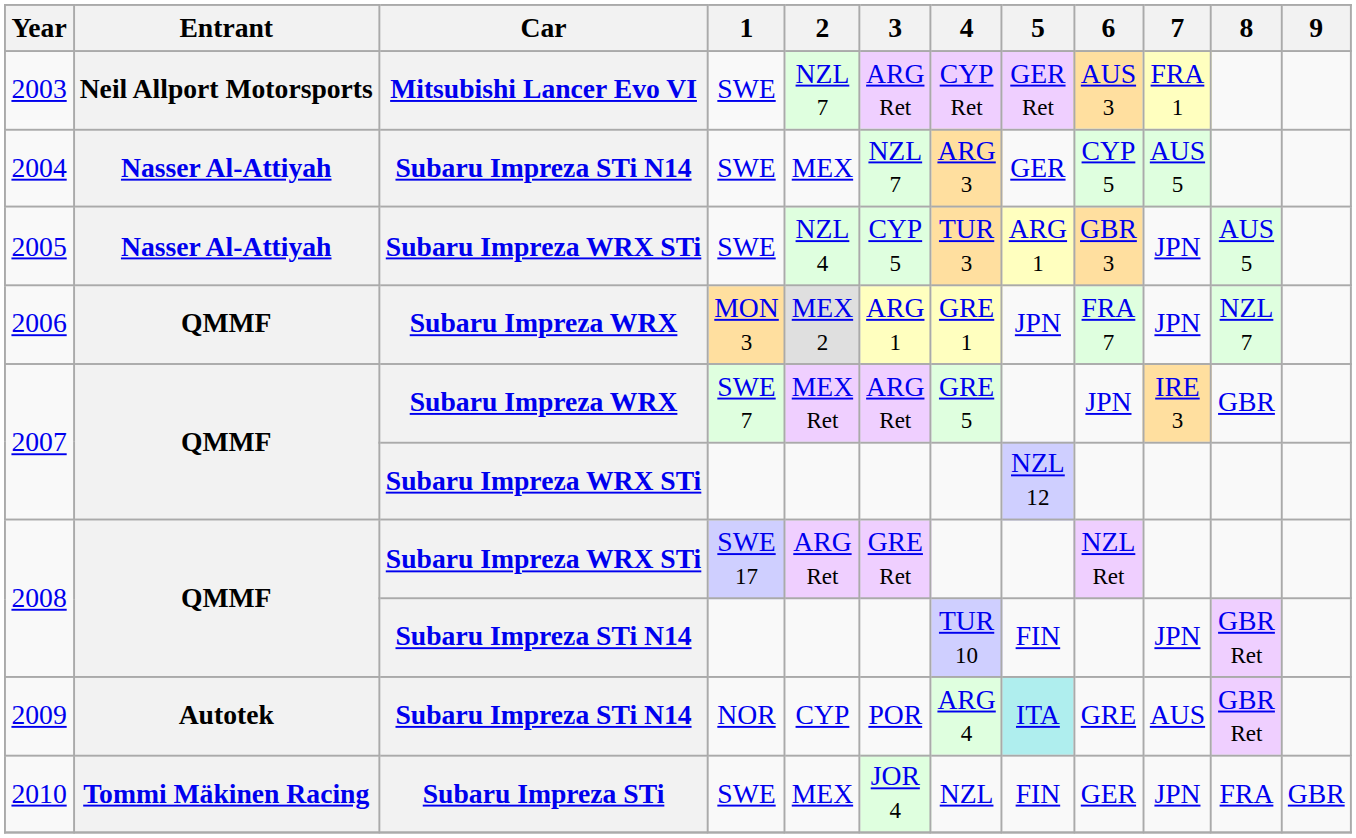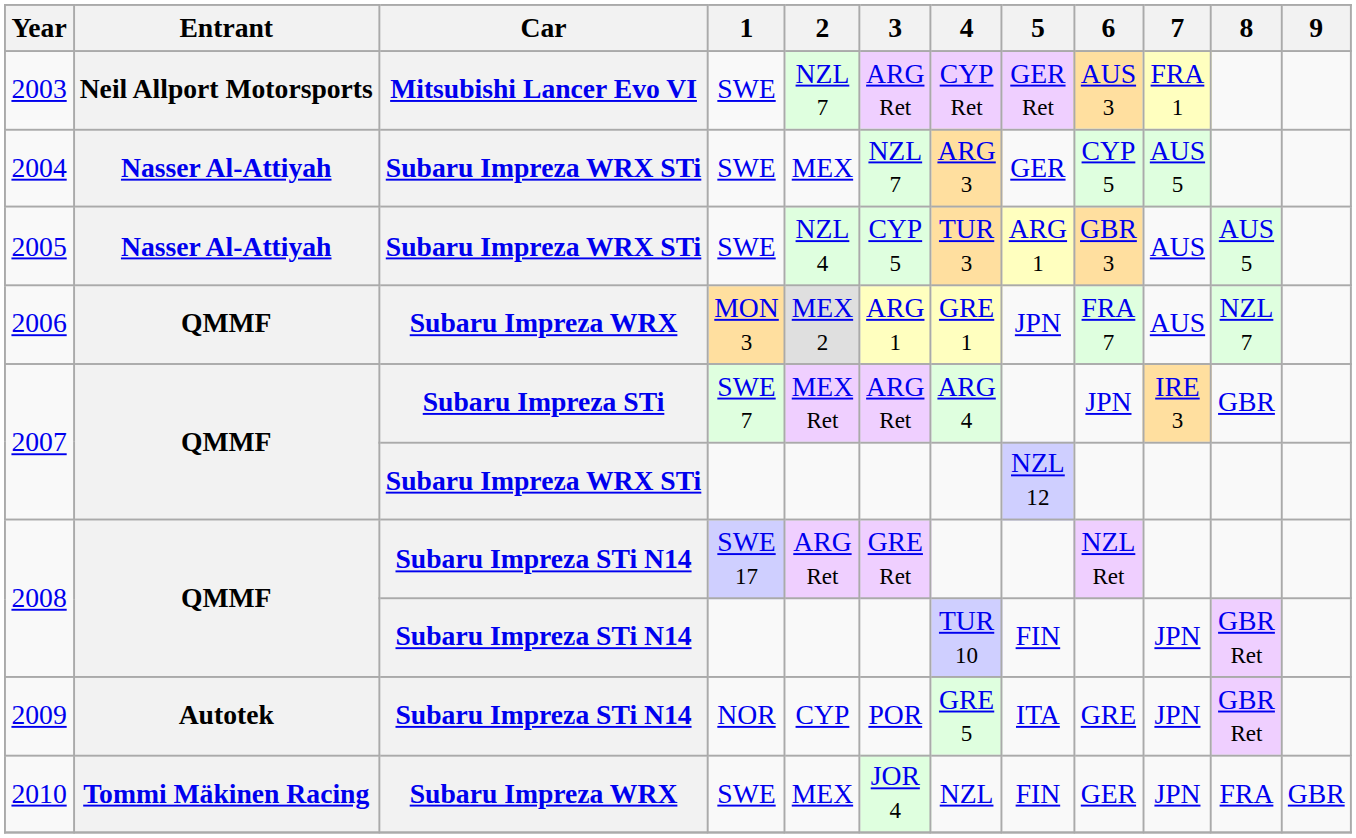(544, 167) Subaru Impreza STi N14 -> (544, 167) Subaru Impreza WRX STi
(1177, 246) JPN -> (1177, 246) AUS
(1177, 324) JPN -> (1177, 324) AUS
(544, 402) Subaru Impreza WRX -> (544, 402) Subaru Impreza STi
(967, 402) GRE 5 -> (967, 402) ARG 4
(544, 559) Subaru Impreza WRX STi -> (544, 559) Subaru Impreza STi N14
(967, 715) ARG 4 -> (967, 715) GRE 5
(1038, 715) paleturquoise background -> (1038, 715) no background
(1177, 715) AUS -> (1177, 715) JPN
(544, 793) Subaru Impreza STi -> (544, 793) Subaru Impreza WRX
